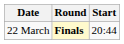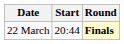columns swapped: (104, 13) <-> (71, 13)
